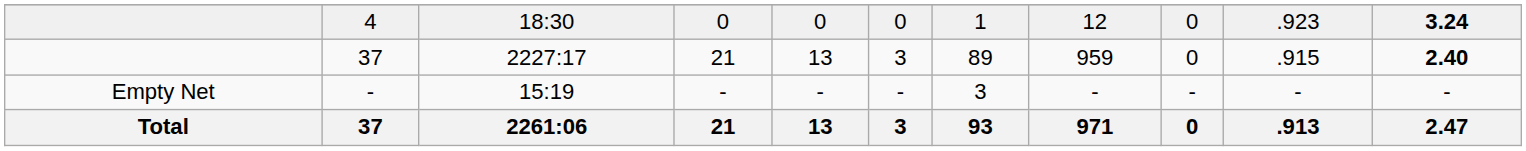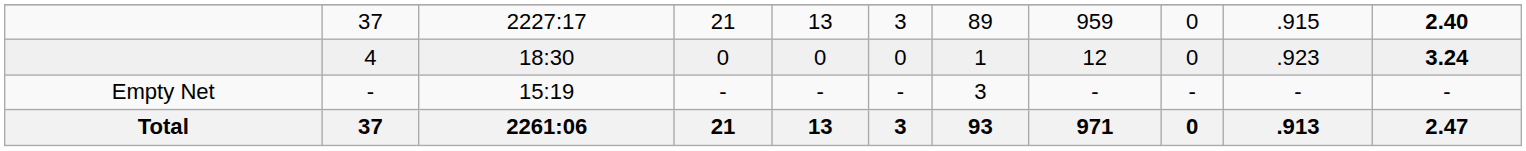rows swapped: (370, 57) <-> (370, 22)
